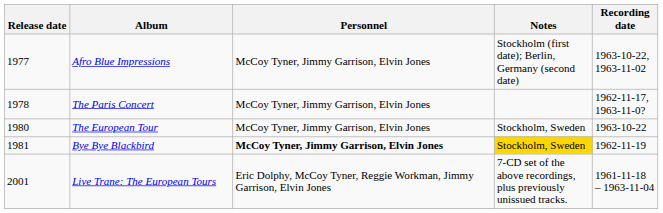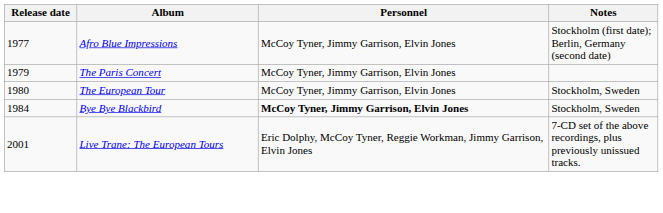- column: (625, 19)
(18, 104) 1978 -> (18, 73) 1979
(18, 145) 1981 -> (18, 108) 1984
(541, 145) gold background -> (596, 108) no background
